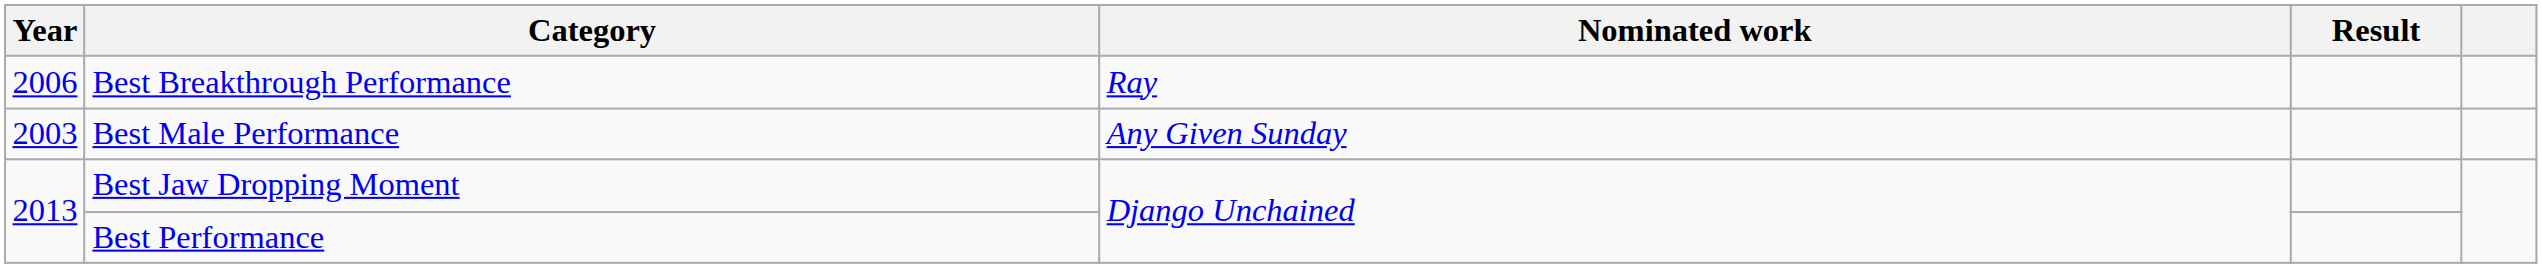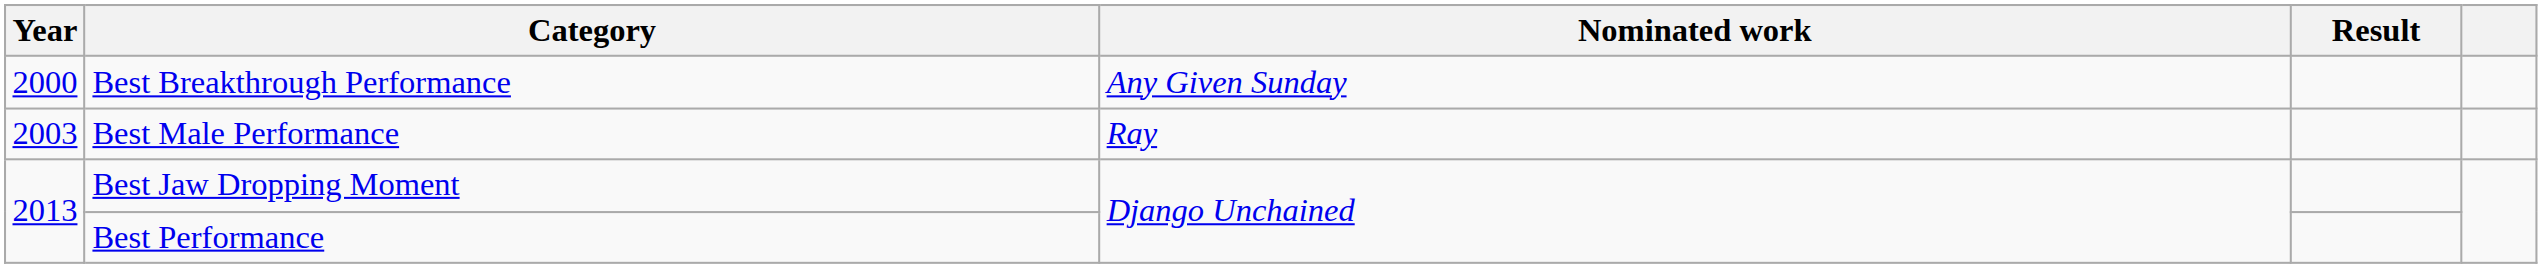(45, 81) 2006 -> (45, 81) 2000
(1132, 81) Ray -> (1227, 81) Any Given Sunday
(1227, 133) Any Given Sunday -> (1132, 133) Ray
